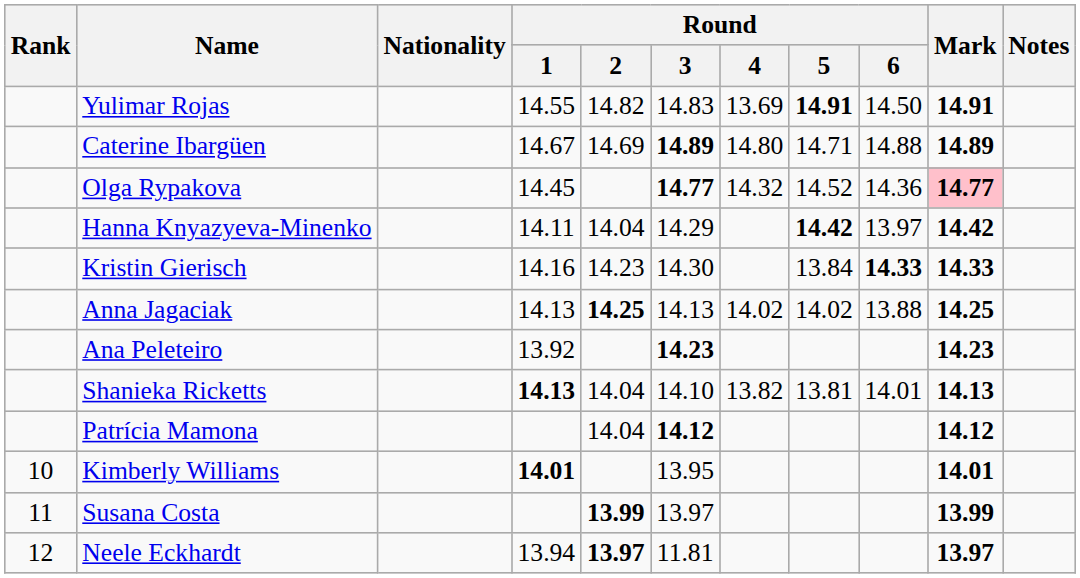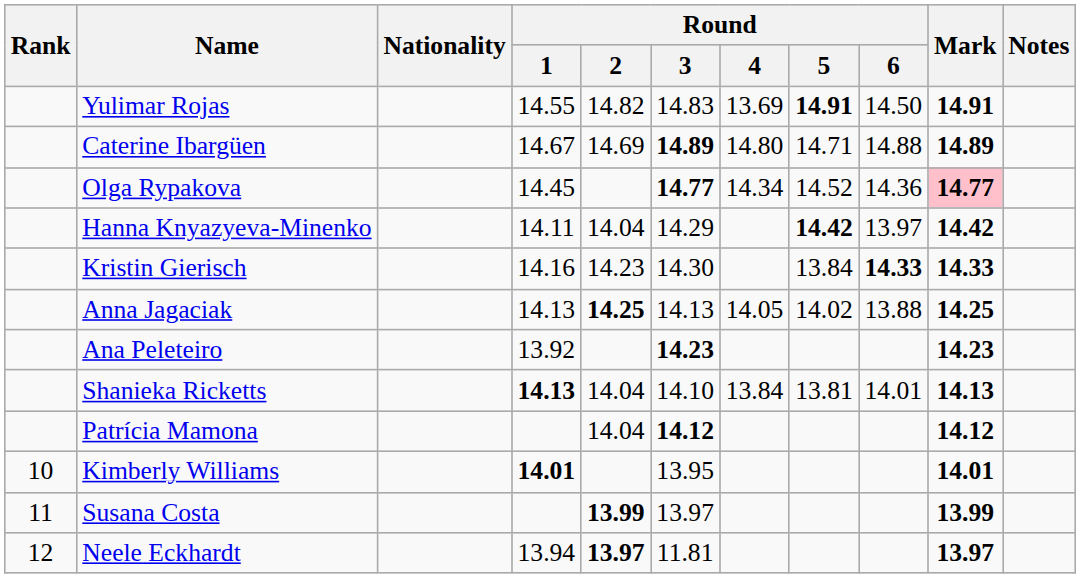(755, 187) 14.32 -> (755, 187) 14.34
(755, 308) 14.02 -> (755, 308) 14.05
(755, 390) 13.82 -> (755, 390) 13.84
